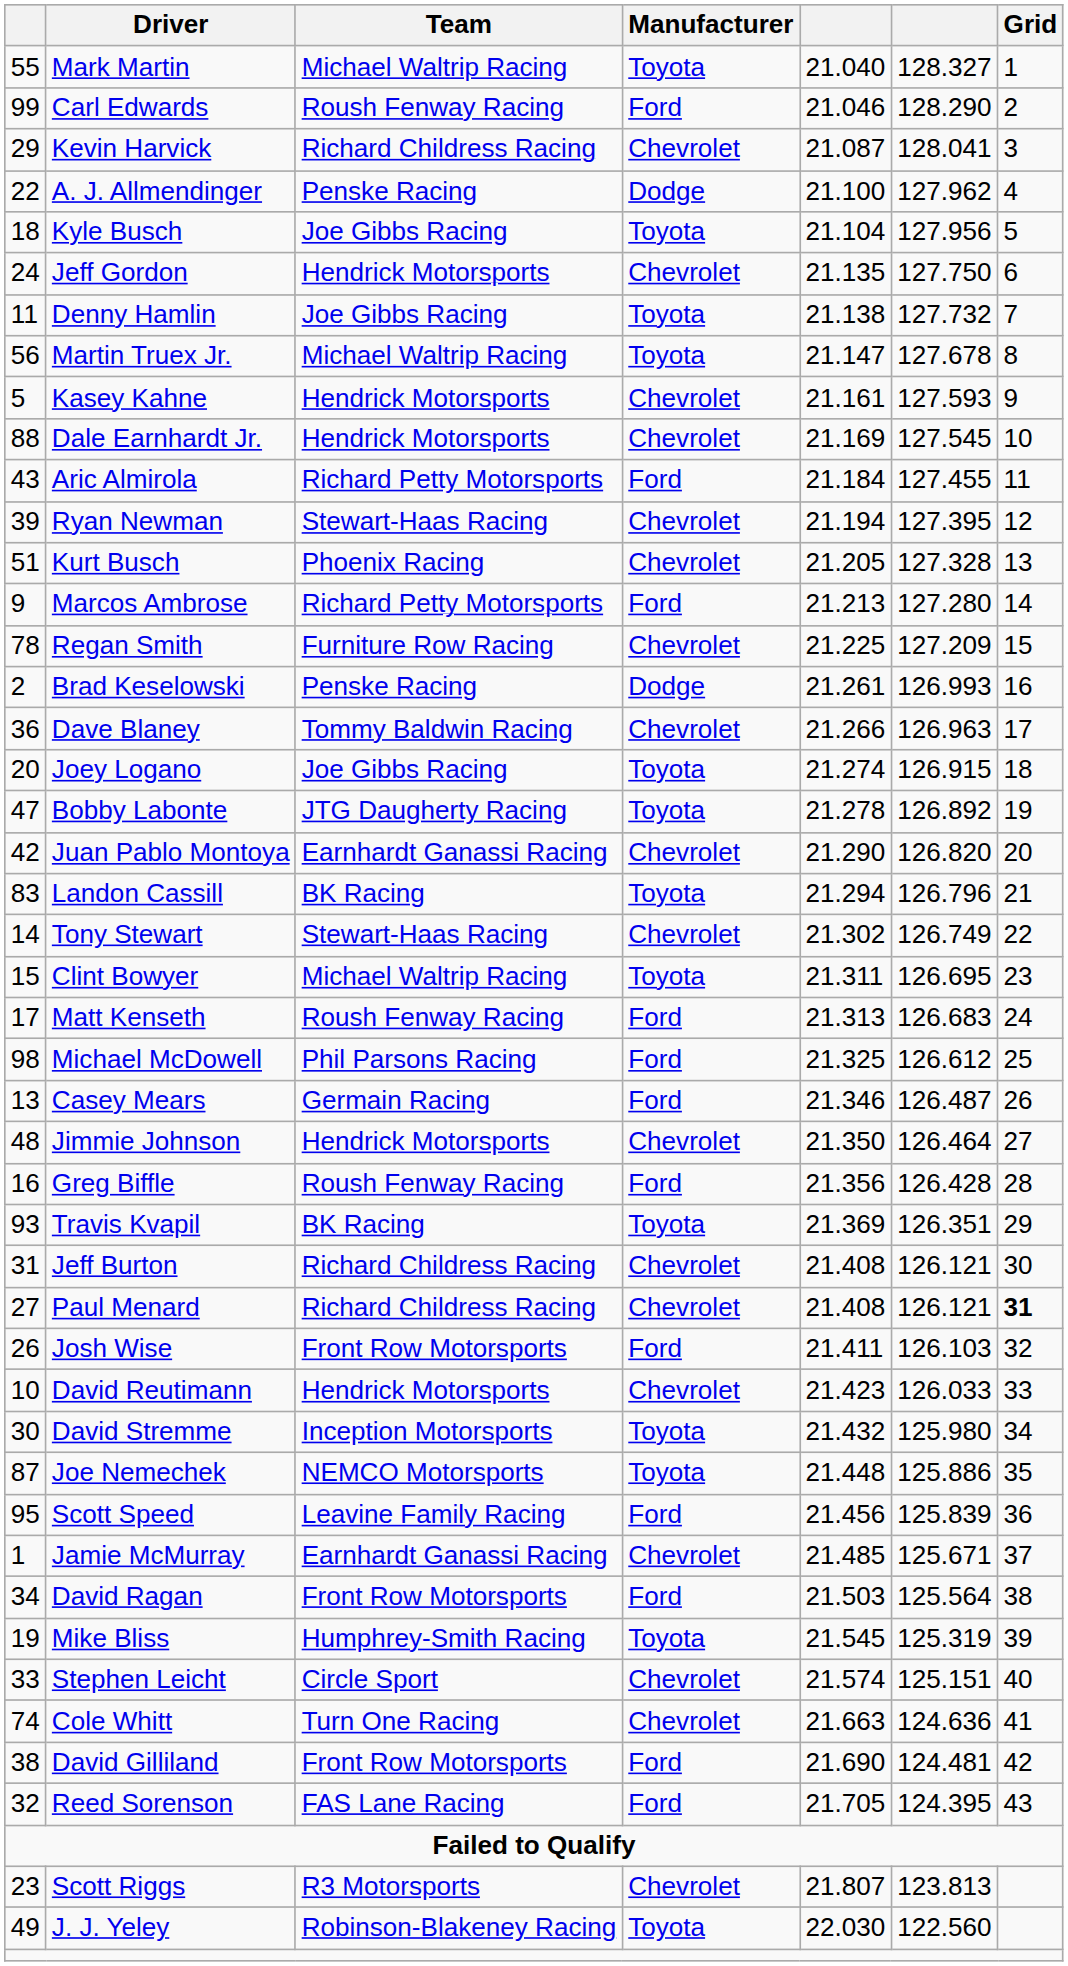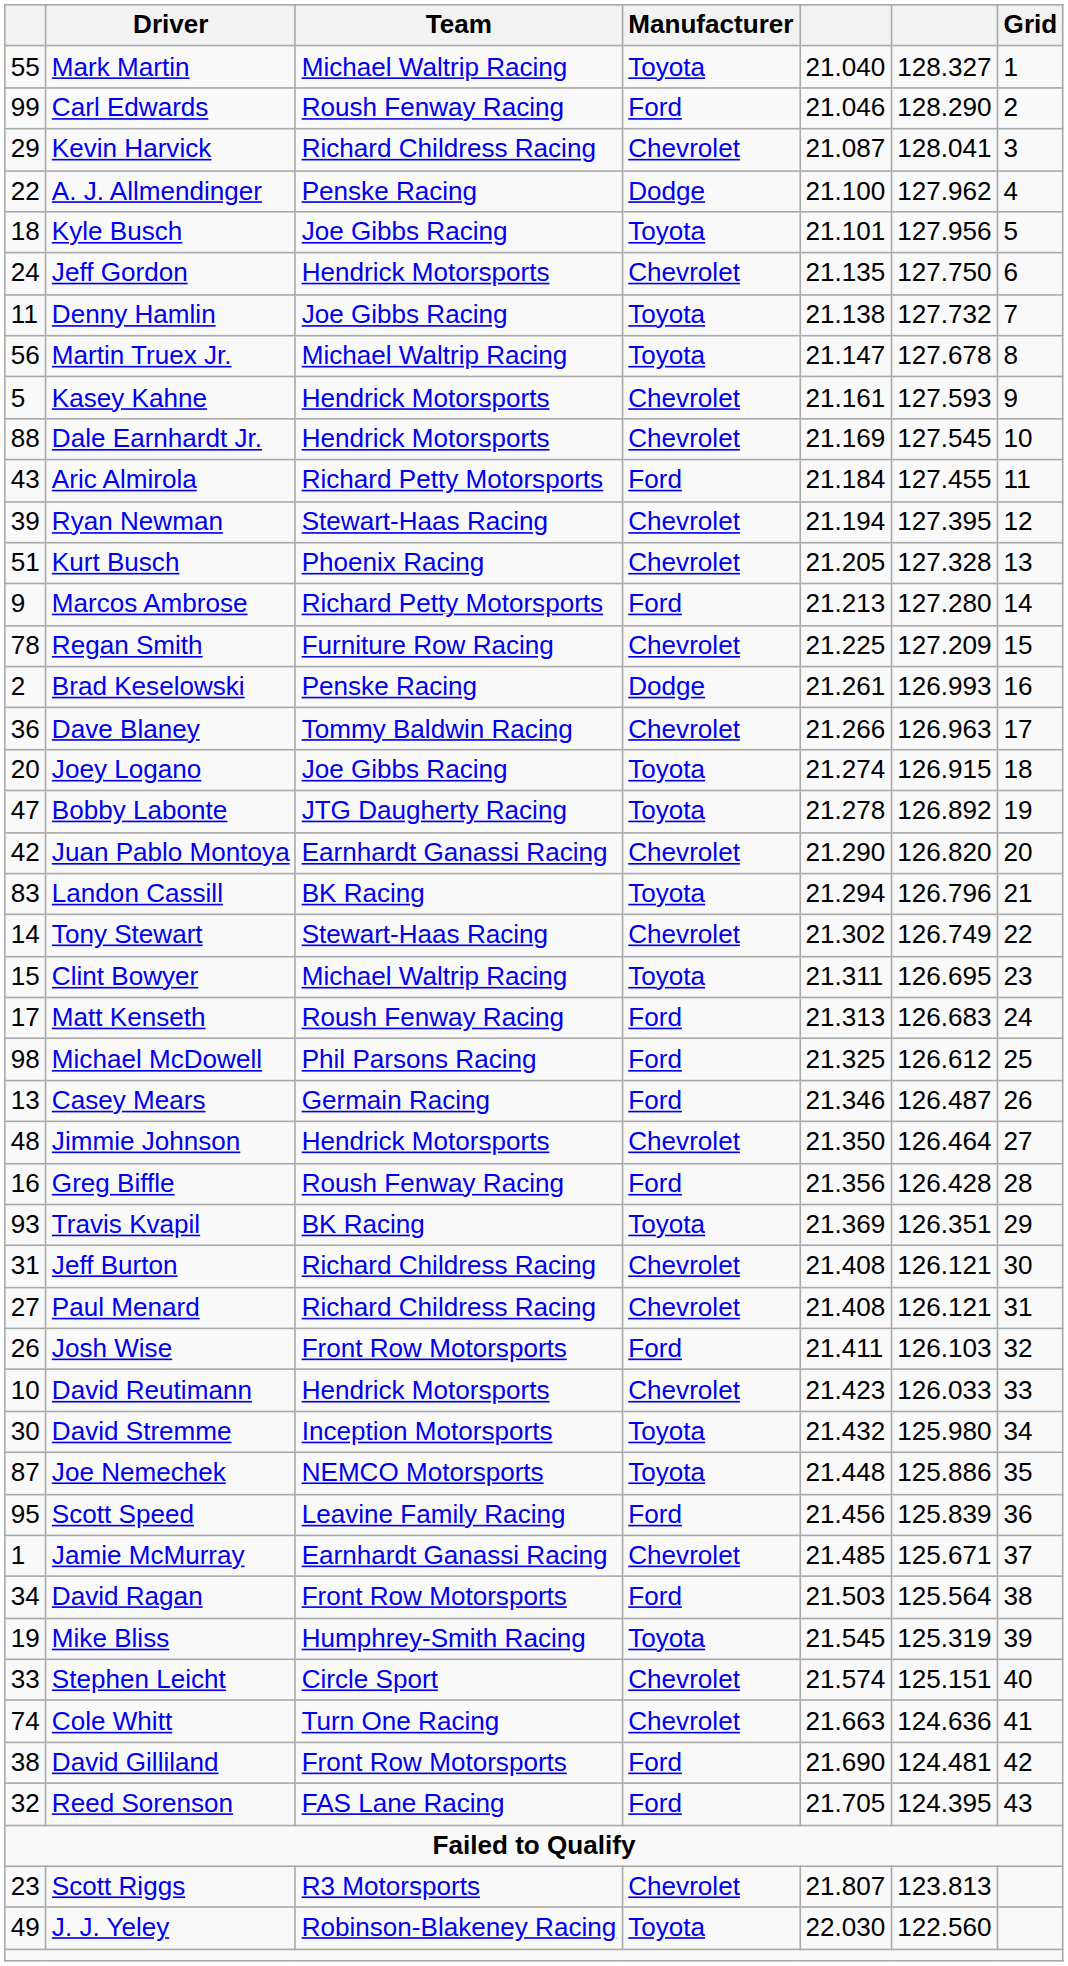(845, 231) 21.104 -> (845, 231) 21.101
(1018, 1307) bold -> (1018, 1307) normal
